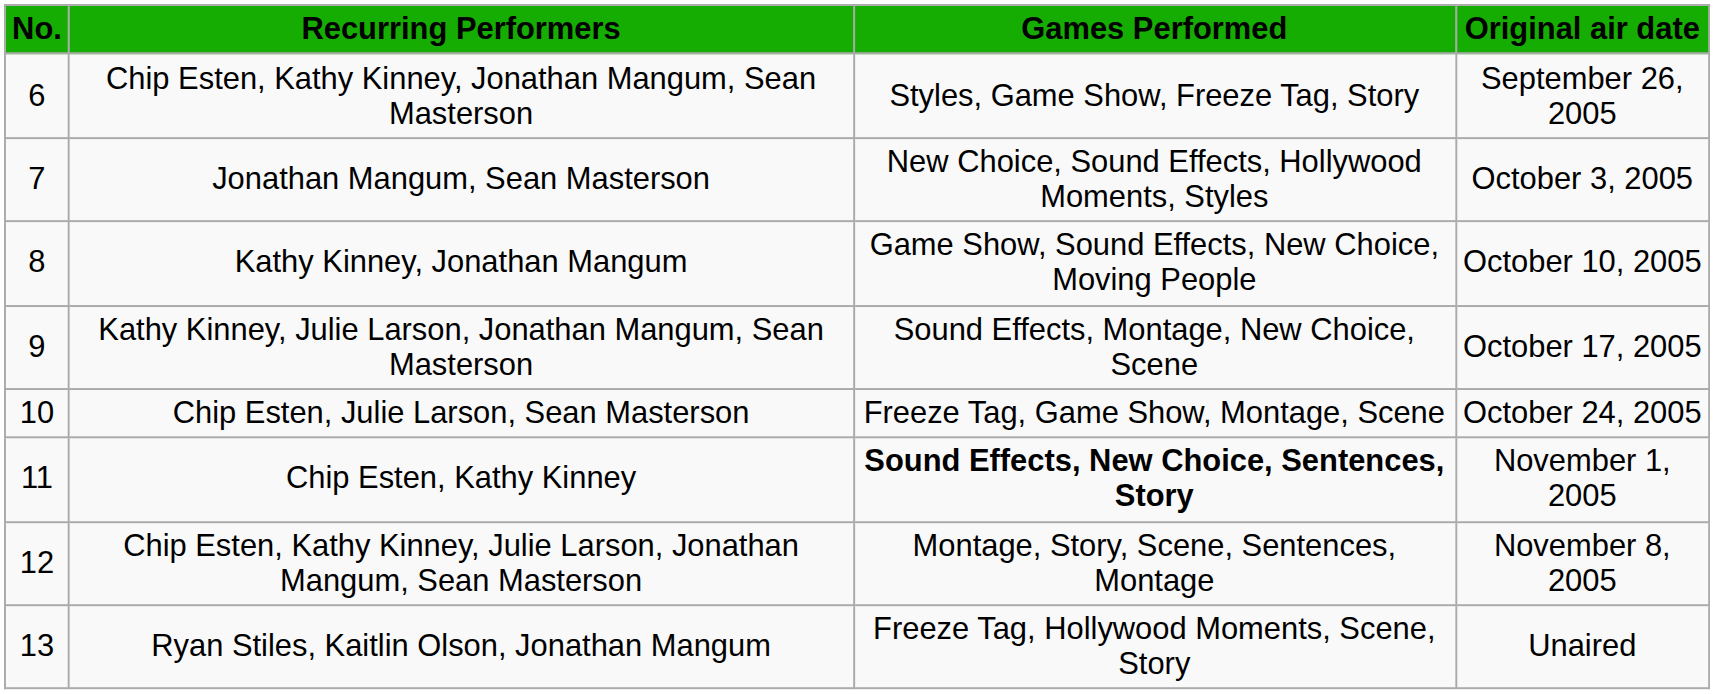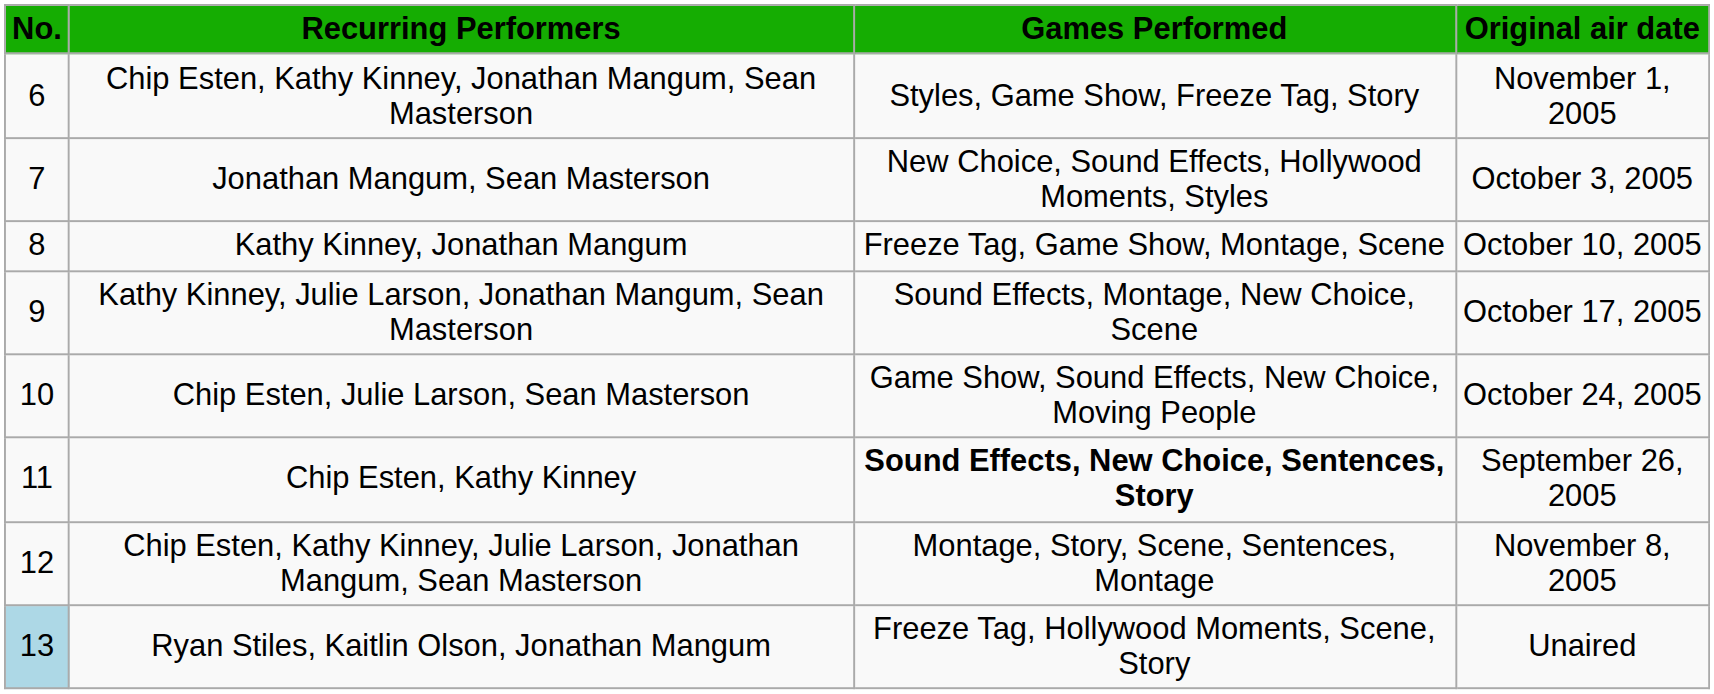(1582, 95) September 26, 2005 -> (1582, 95) November 1, 2005
(1154, 262) Game Show, Sound Effects, New Choice, Moving People -> (1154, 245) Freeze Tag, Game Show, Montage, Scene
(1154, 412) Freeze Tag, Game Show, Montage, Scene -> (1154, 395) Game Show, Sound Effects, New Choice, Moving People
(1582, 479) November 1, 2005 -> (1582, 479) September 26, 2005
(37, 646) no background -> (37, 646) lightblue background
